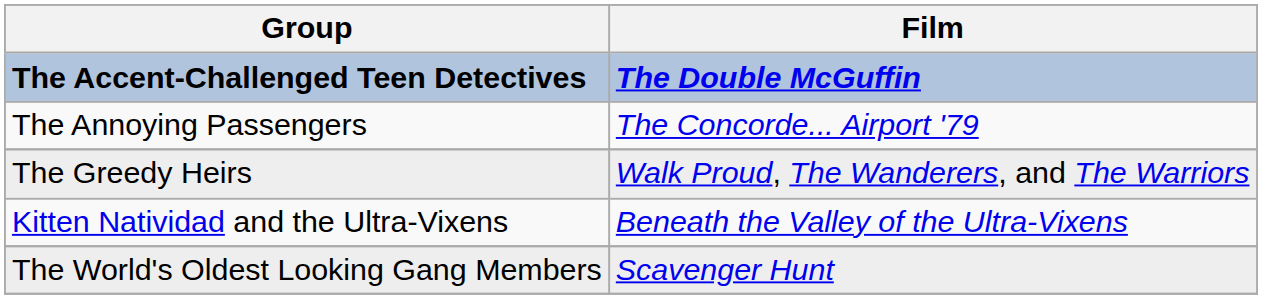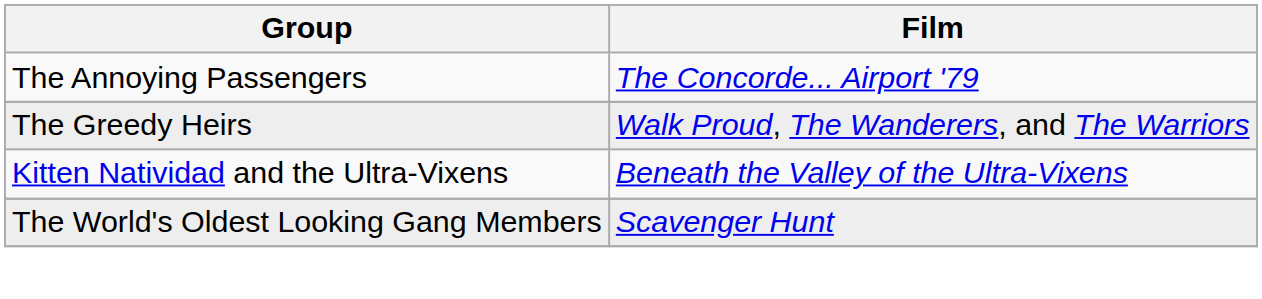- row: (299, 76)
